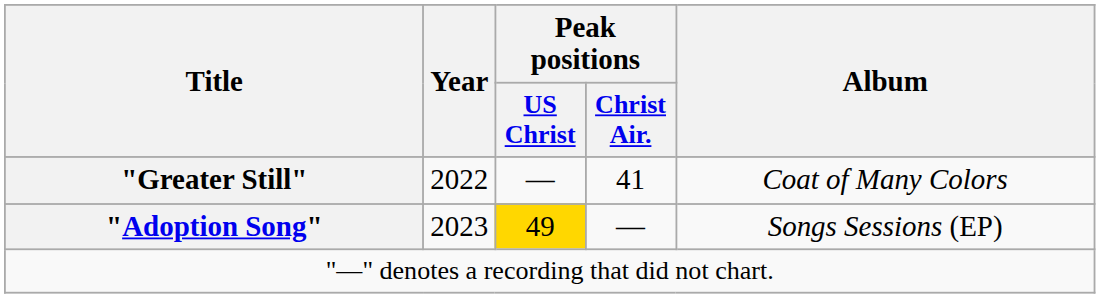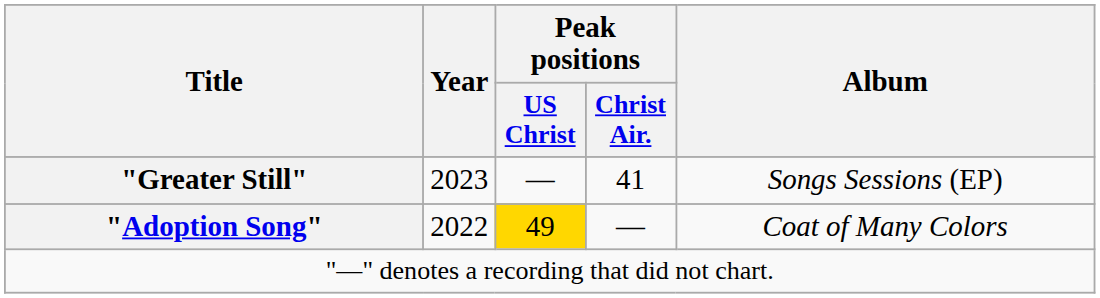(459, 179) 2022 -> (459, 179) 2023
(885, 179) Coat of Many Colors -> (885, 179) Songs Sessions (EP)
(459, 225) 2023 -> (459, 225) 2022
(885, 225) Songs Sessions (EP) -> (885, 225) Coat of Many Colors
